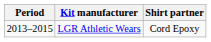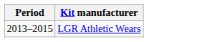- column: (175, 12)
